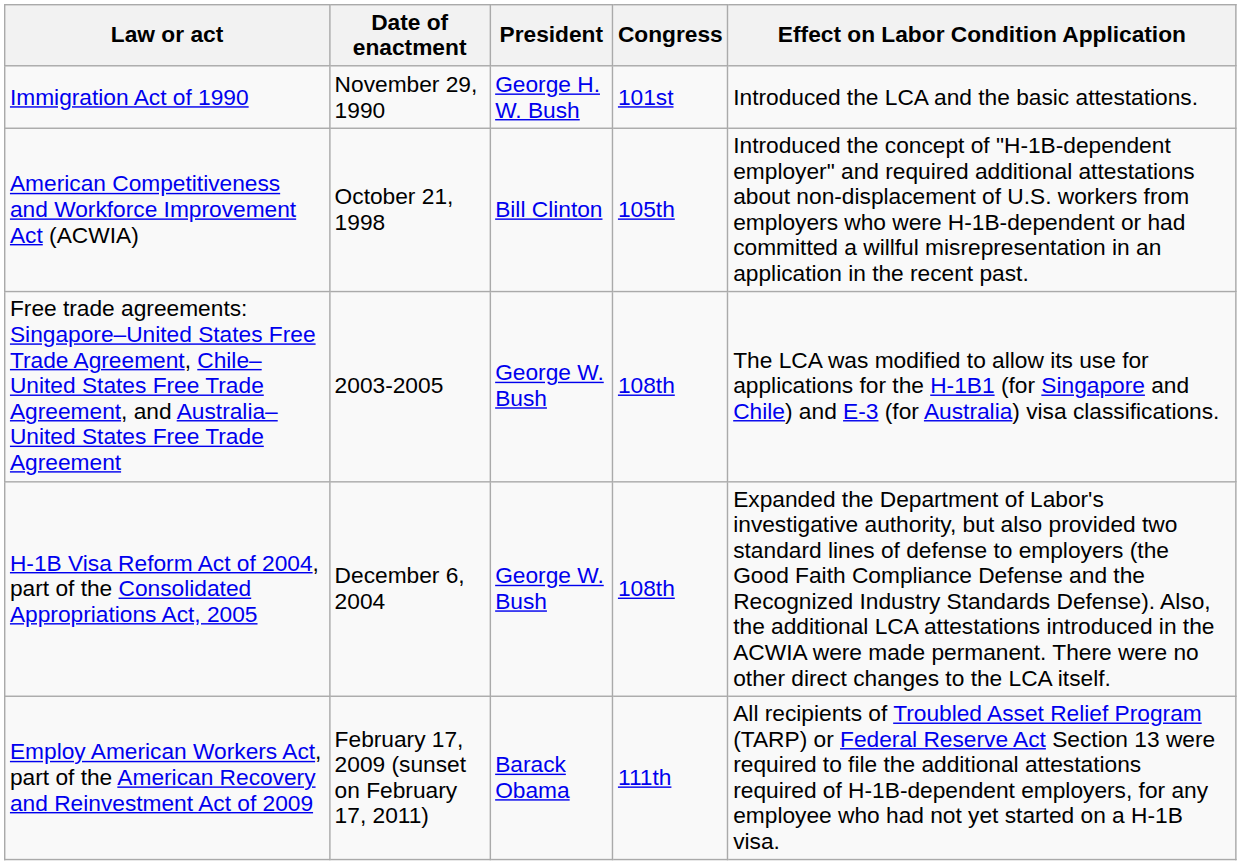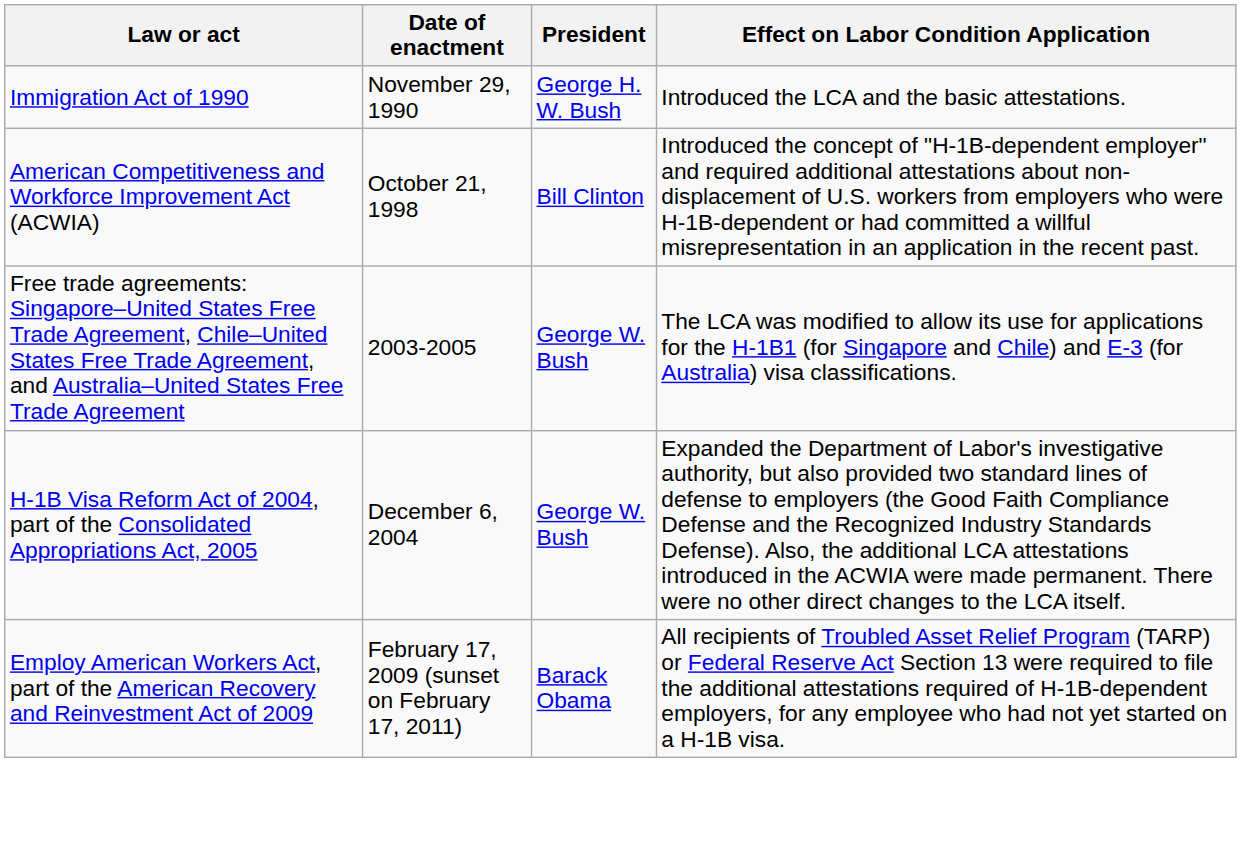- column: (670, 35)
